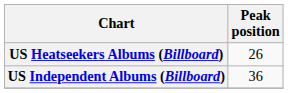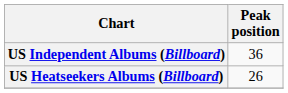rows swapped: (116, 54) <-> (116, 76)
